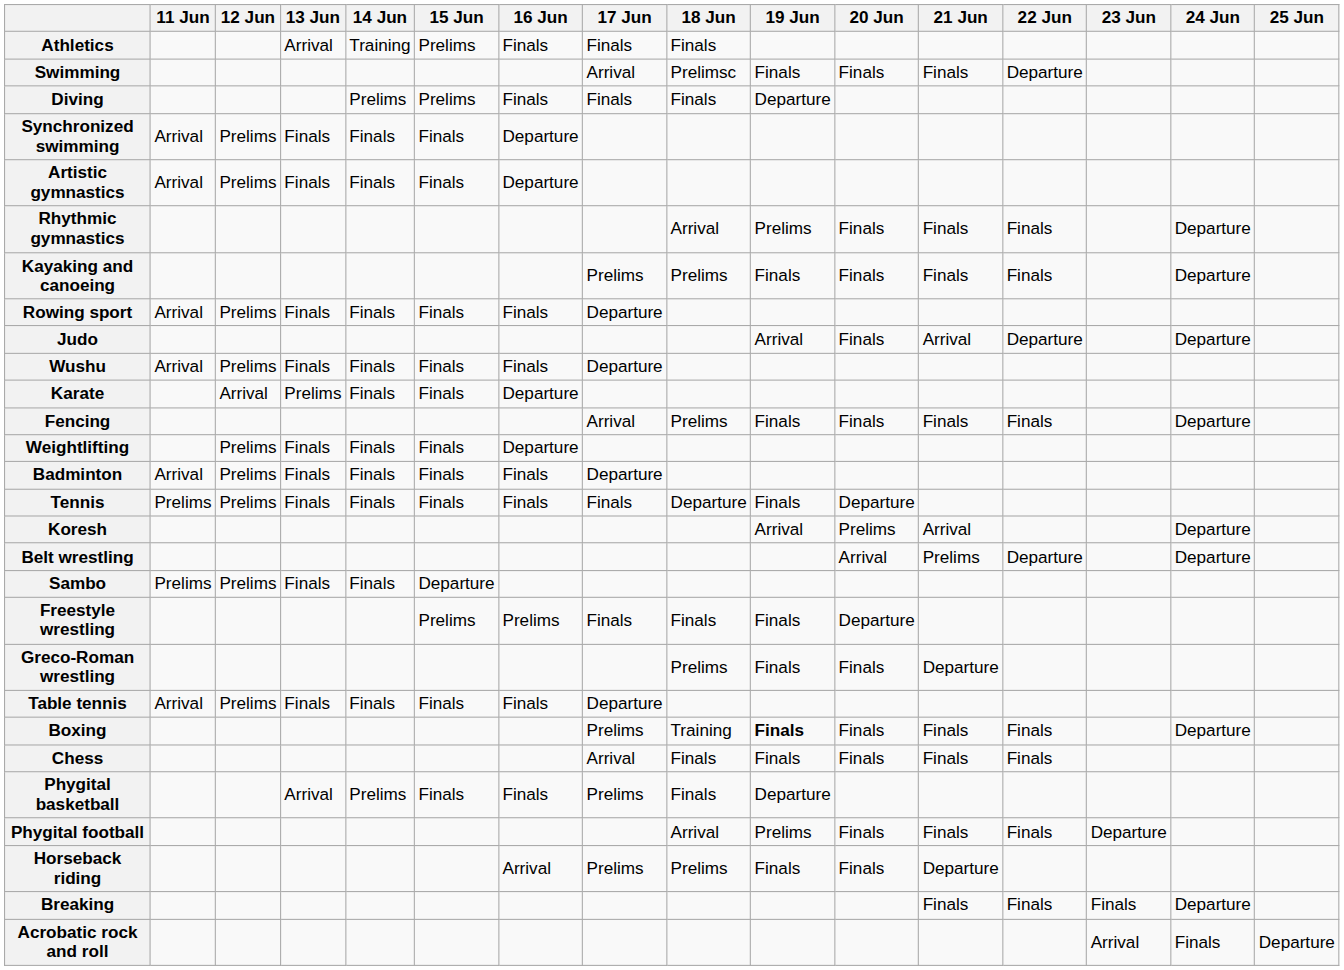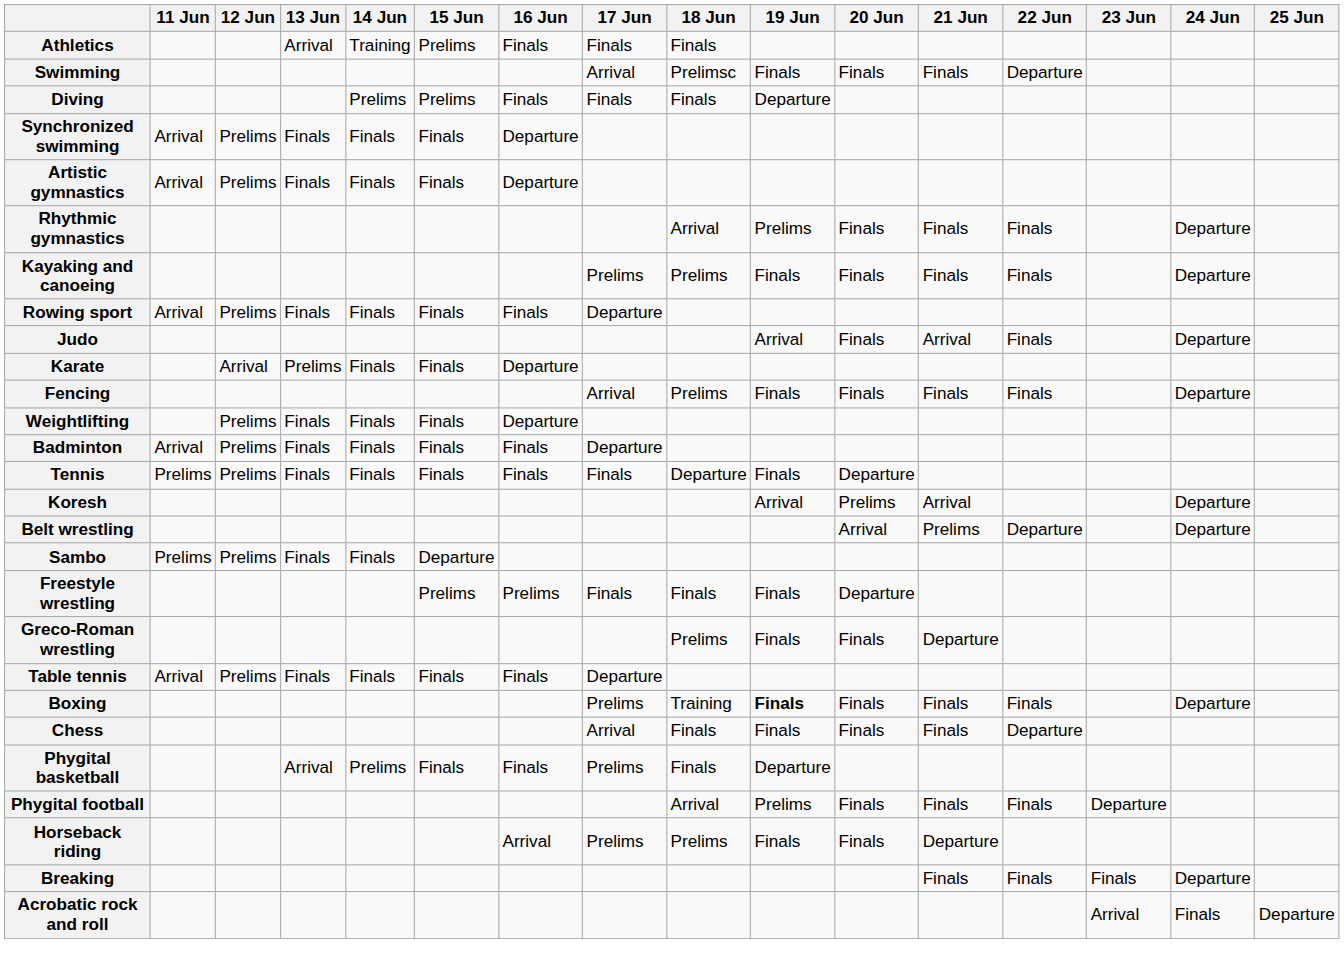(1045, 339) Departure -> (1029, 339) Finals
- row: (78, 366)
(1029, 758) Finals -> (1045, 730) Departure
